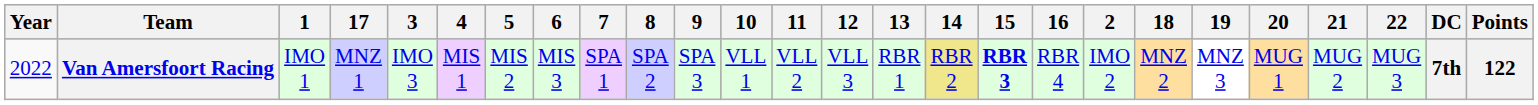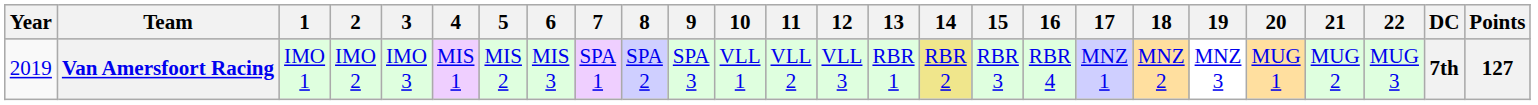columns swapped: (1110, 21) <-> (358, 21)
(31, 68) 2022 -> (31, 68) 2019
(1005, 68) bold -> (998, 68) normal
(1500, 68) 122 -> (1497, 68) 127
